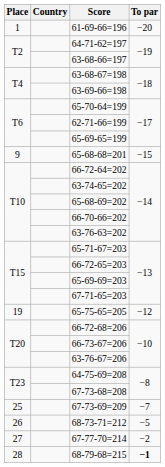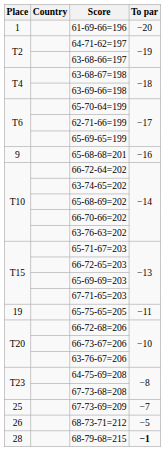(145, 154) −15 -> (145, 154) −16
(145, 312) −12 -> (145, 312) −11
- row: (99, 438)
